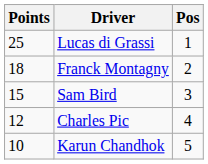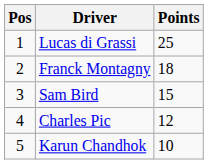columns swapped: (188, 17) <-> (29, 17)
